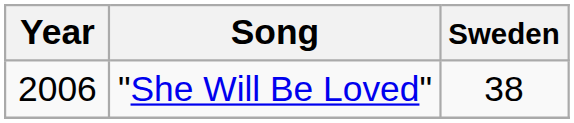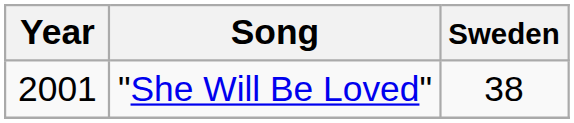(57, 88) 2006 -> (57, 88) 2001
